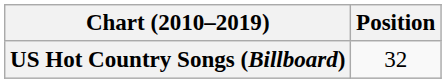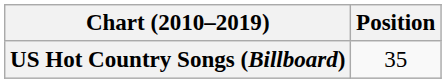(396, 59) 32 -> (396, 59) 35
